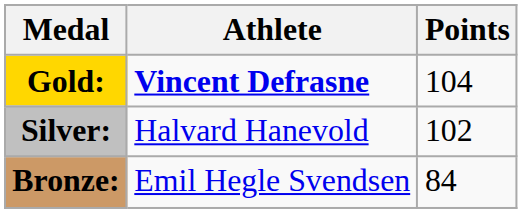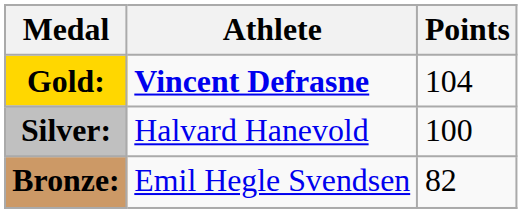(449, 130) 102 -> (449, 130) 100
(441, 181) 84 -> (441, 181) 82
